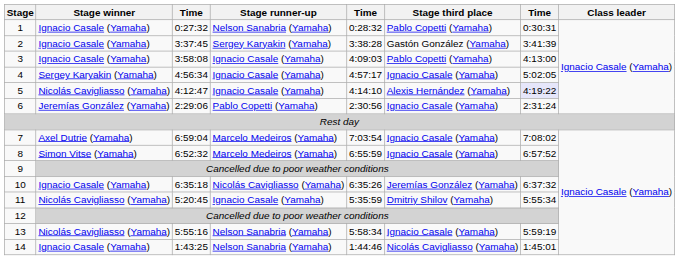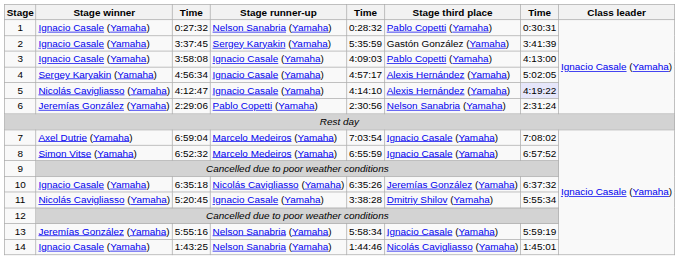(365, 43) 3:38:28 -> (365, 43) 5:35:59
(442, 74) Ignacio Casale (Yamaha) -> (448, 74) Alexis Hernández (Yamaha)
(442, 106) Ignacio Casale (Yamaha) -> (446, 106) Nelson Sanabria (Yamaha)
(365, 200) 5:35:59 -> (365, 200) 3:38:28
(104, 231) Nicolás Cavigliasso (Yamaha) -> (104, 231) Jeremías González (Yamaha)
